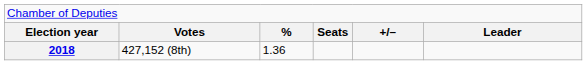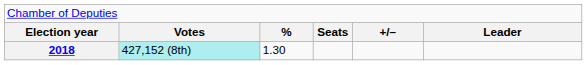(156, 50) no background -> (156, 50) paleturquoise background
(274, 50) 1.36 -> (274, 50) 1.30
